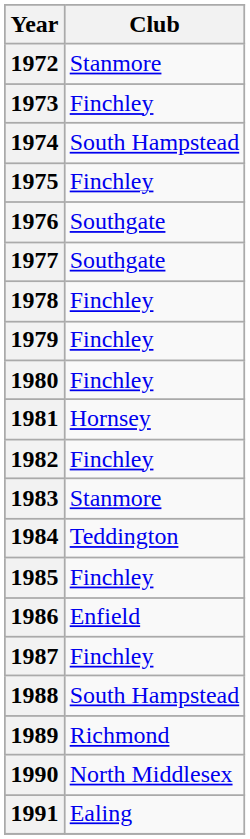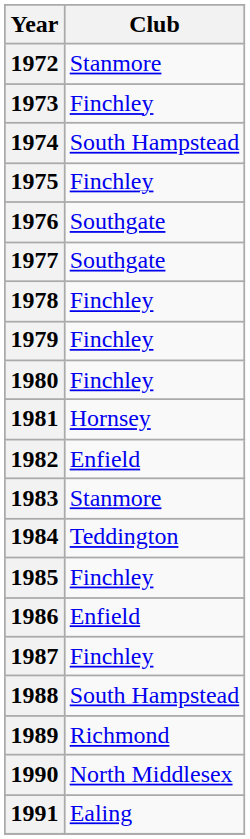(112, 458) Finchley -> (105, 458) Enfield
